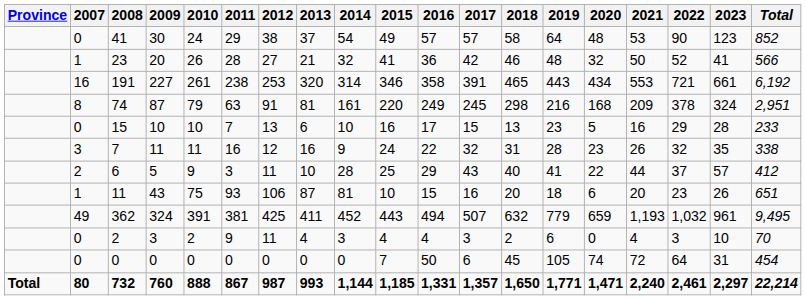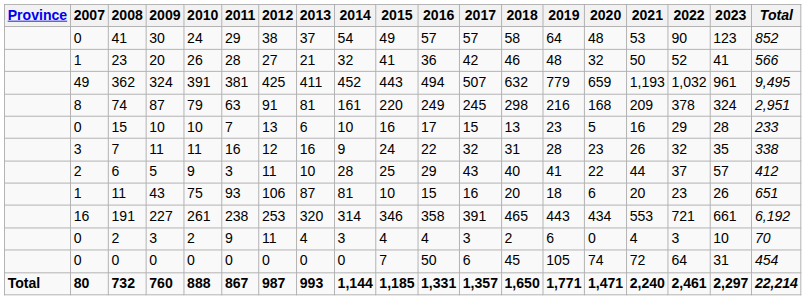rows swapped: (123, 216) <-> (123, 82)
